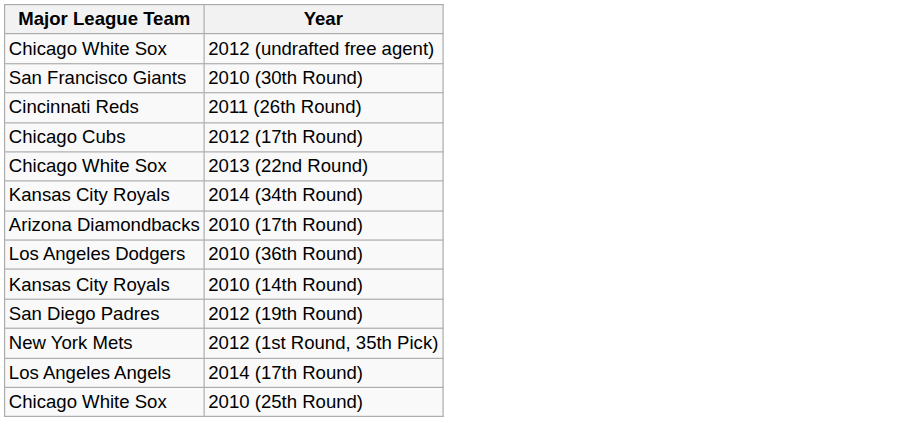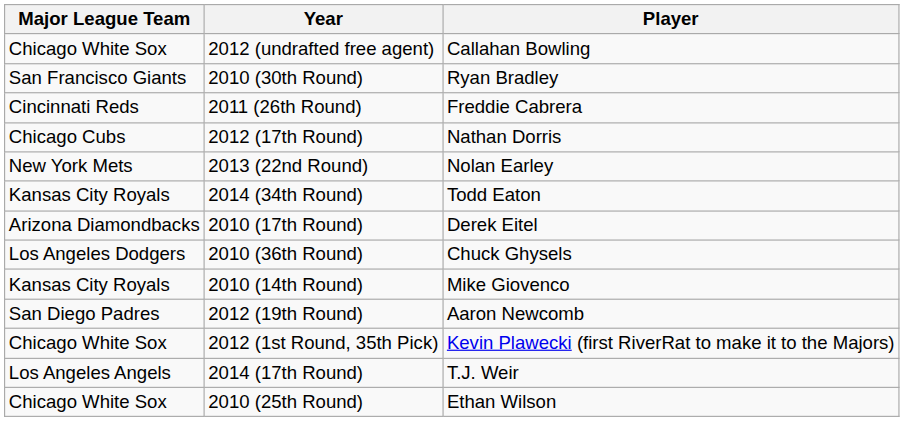+ column: (671, 19)
(88, 166) Chicago White Sox -> (71, 166) New York Mets
(71, 343) New York Mets -> (88, 343) Chicago White Sox
